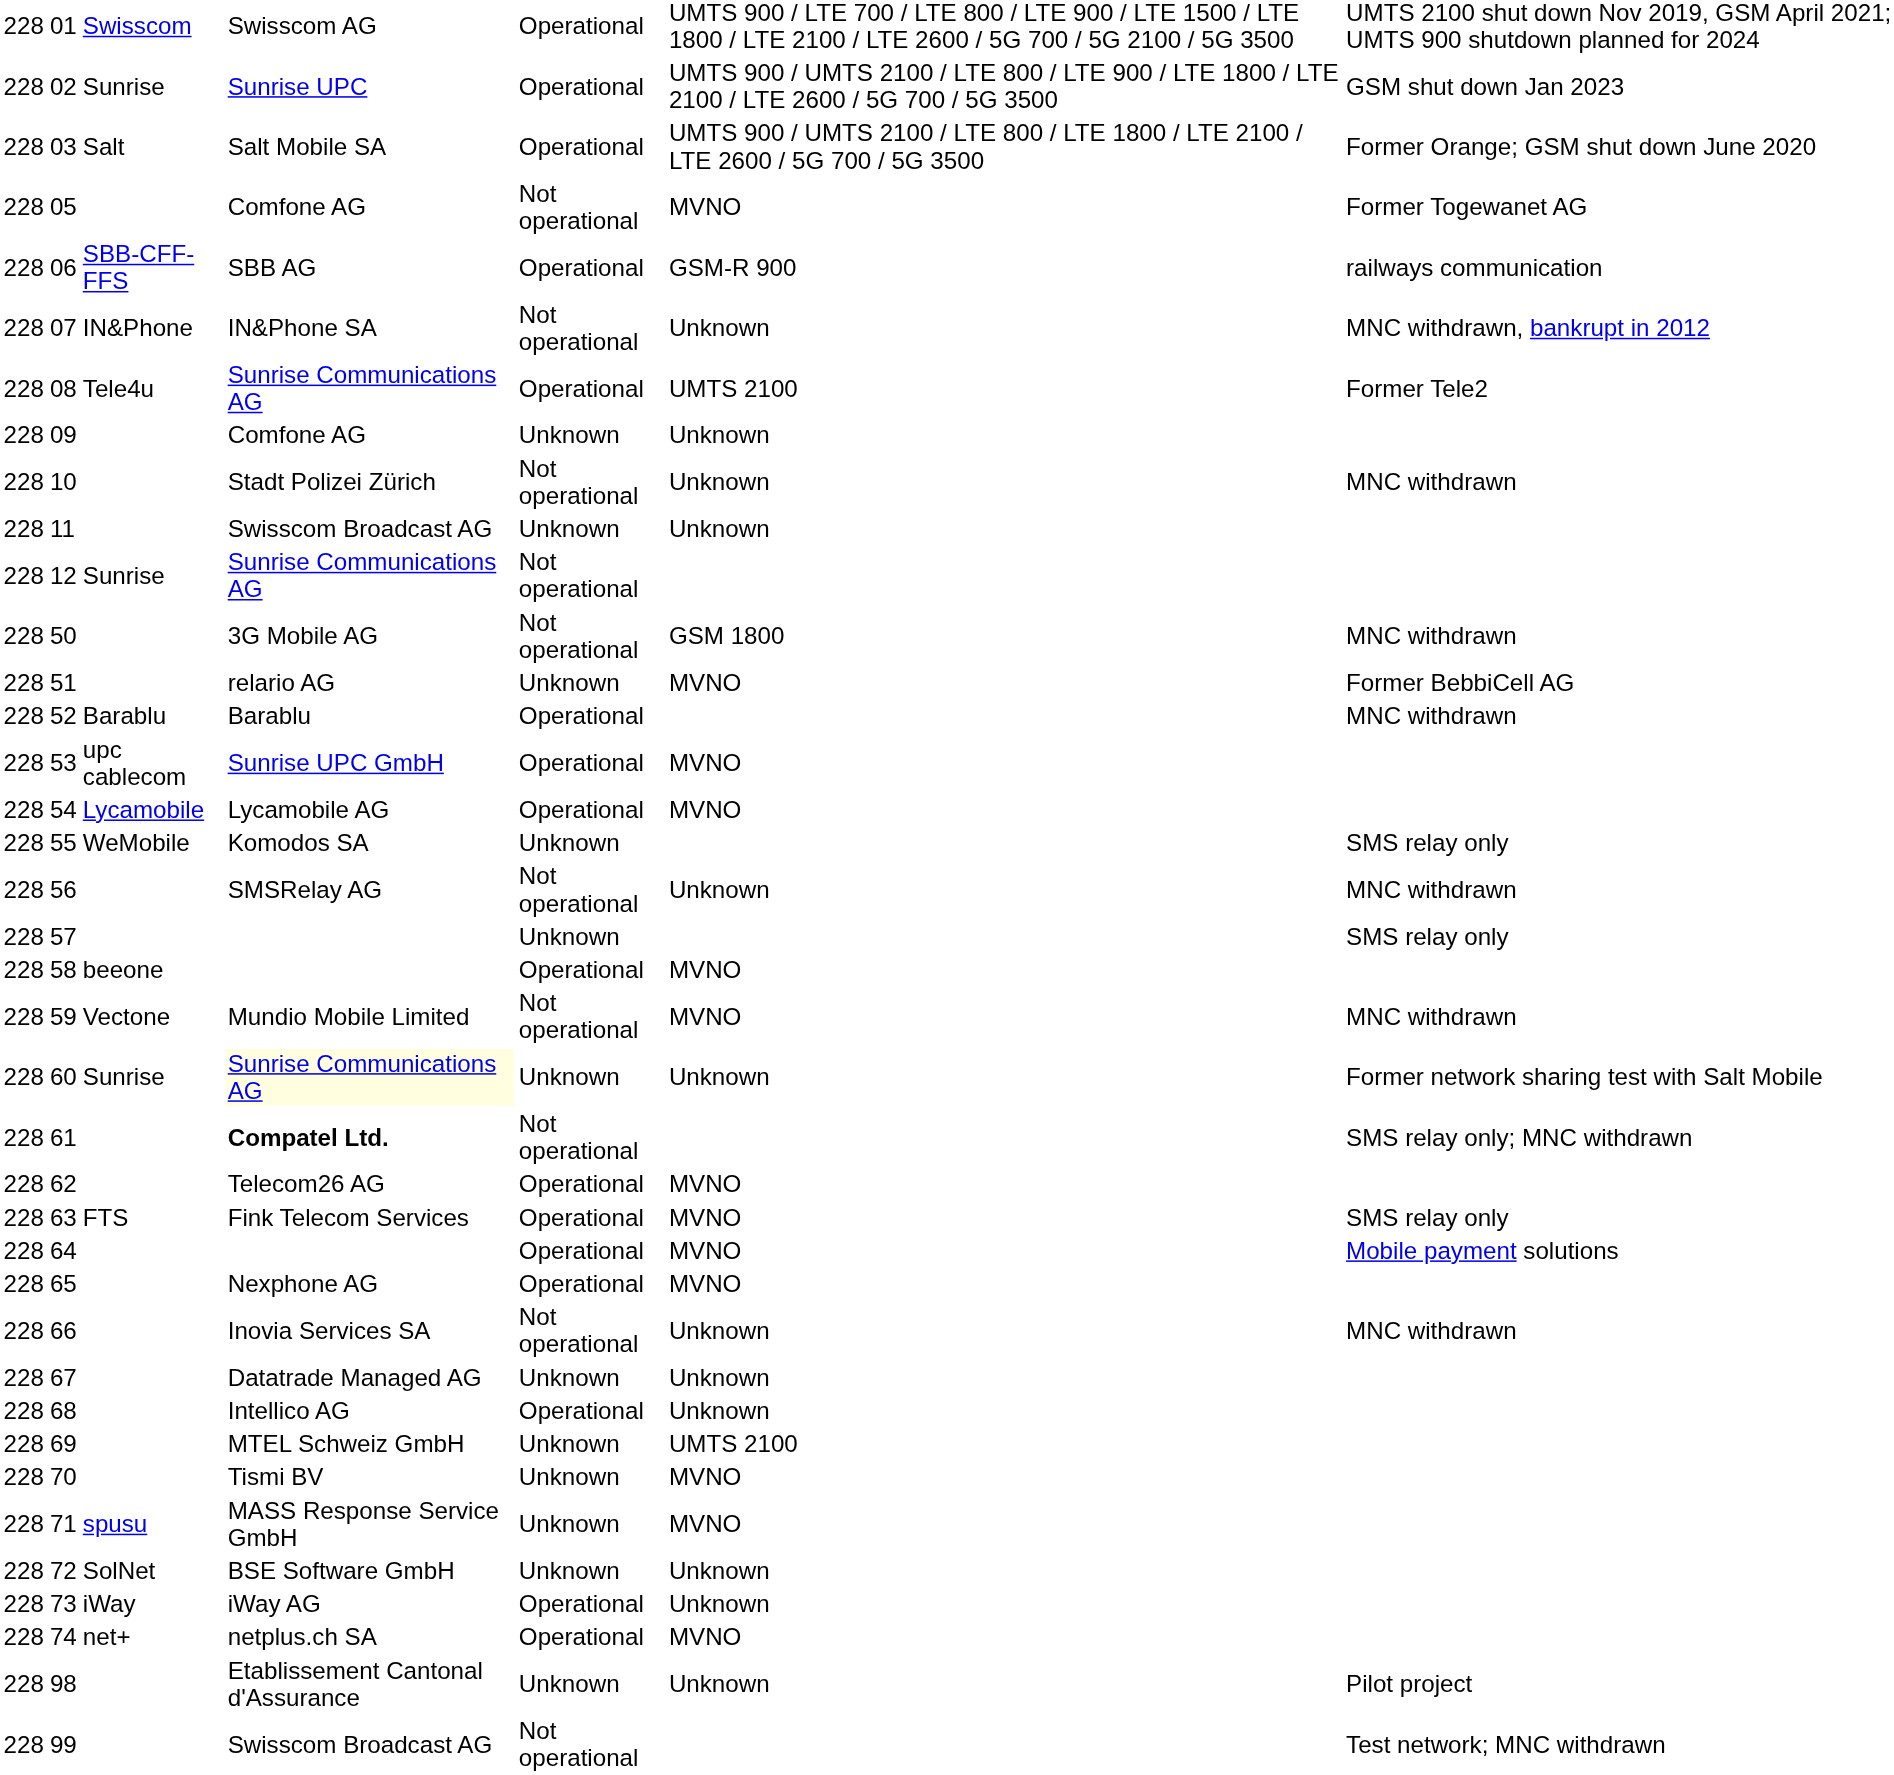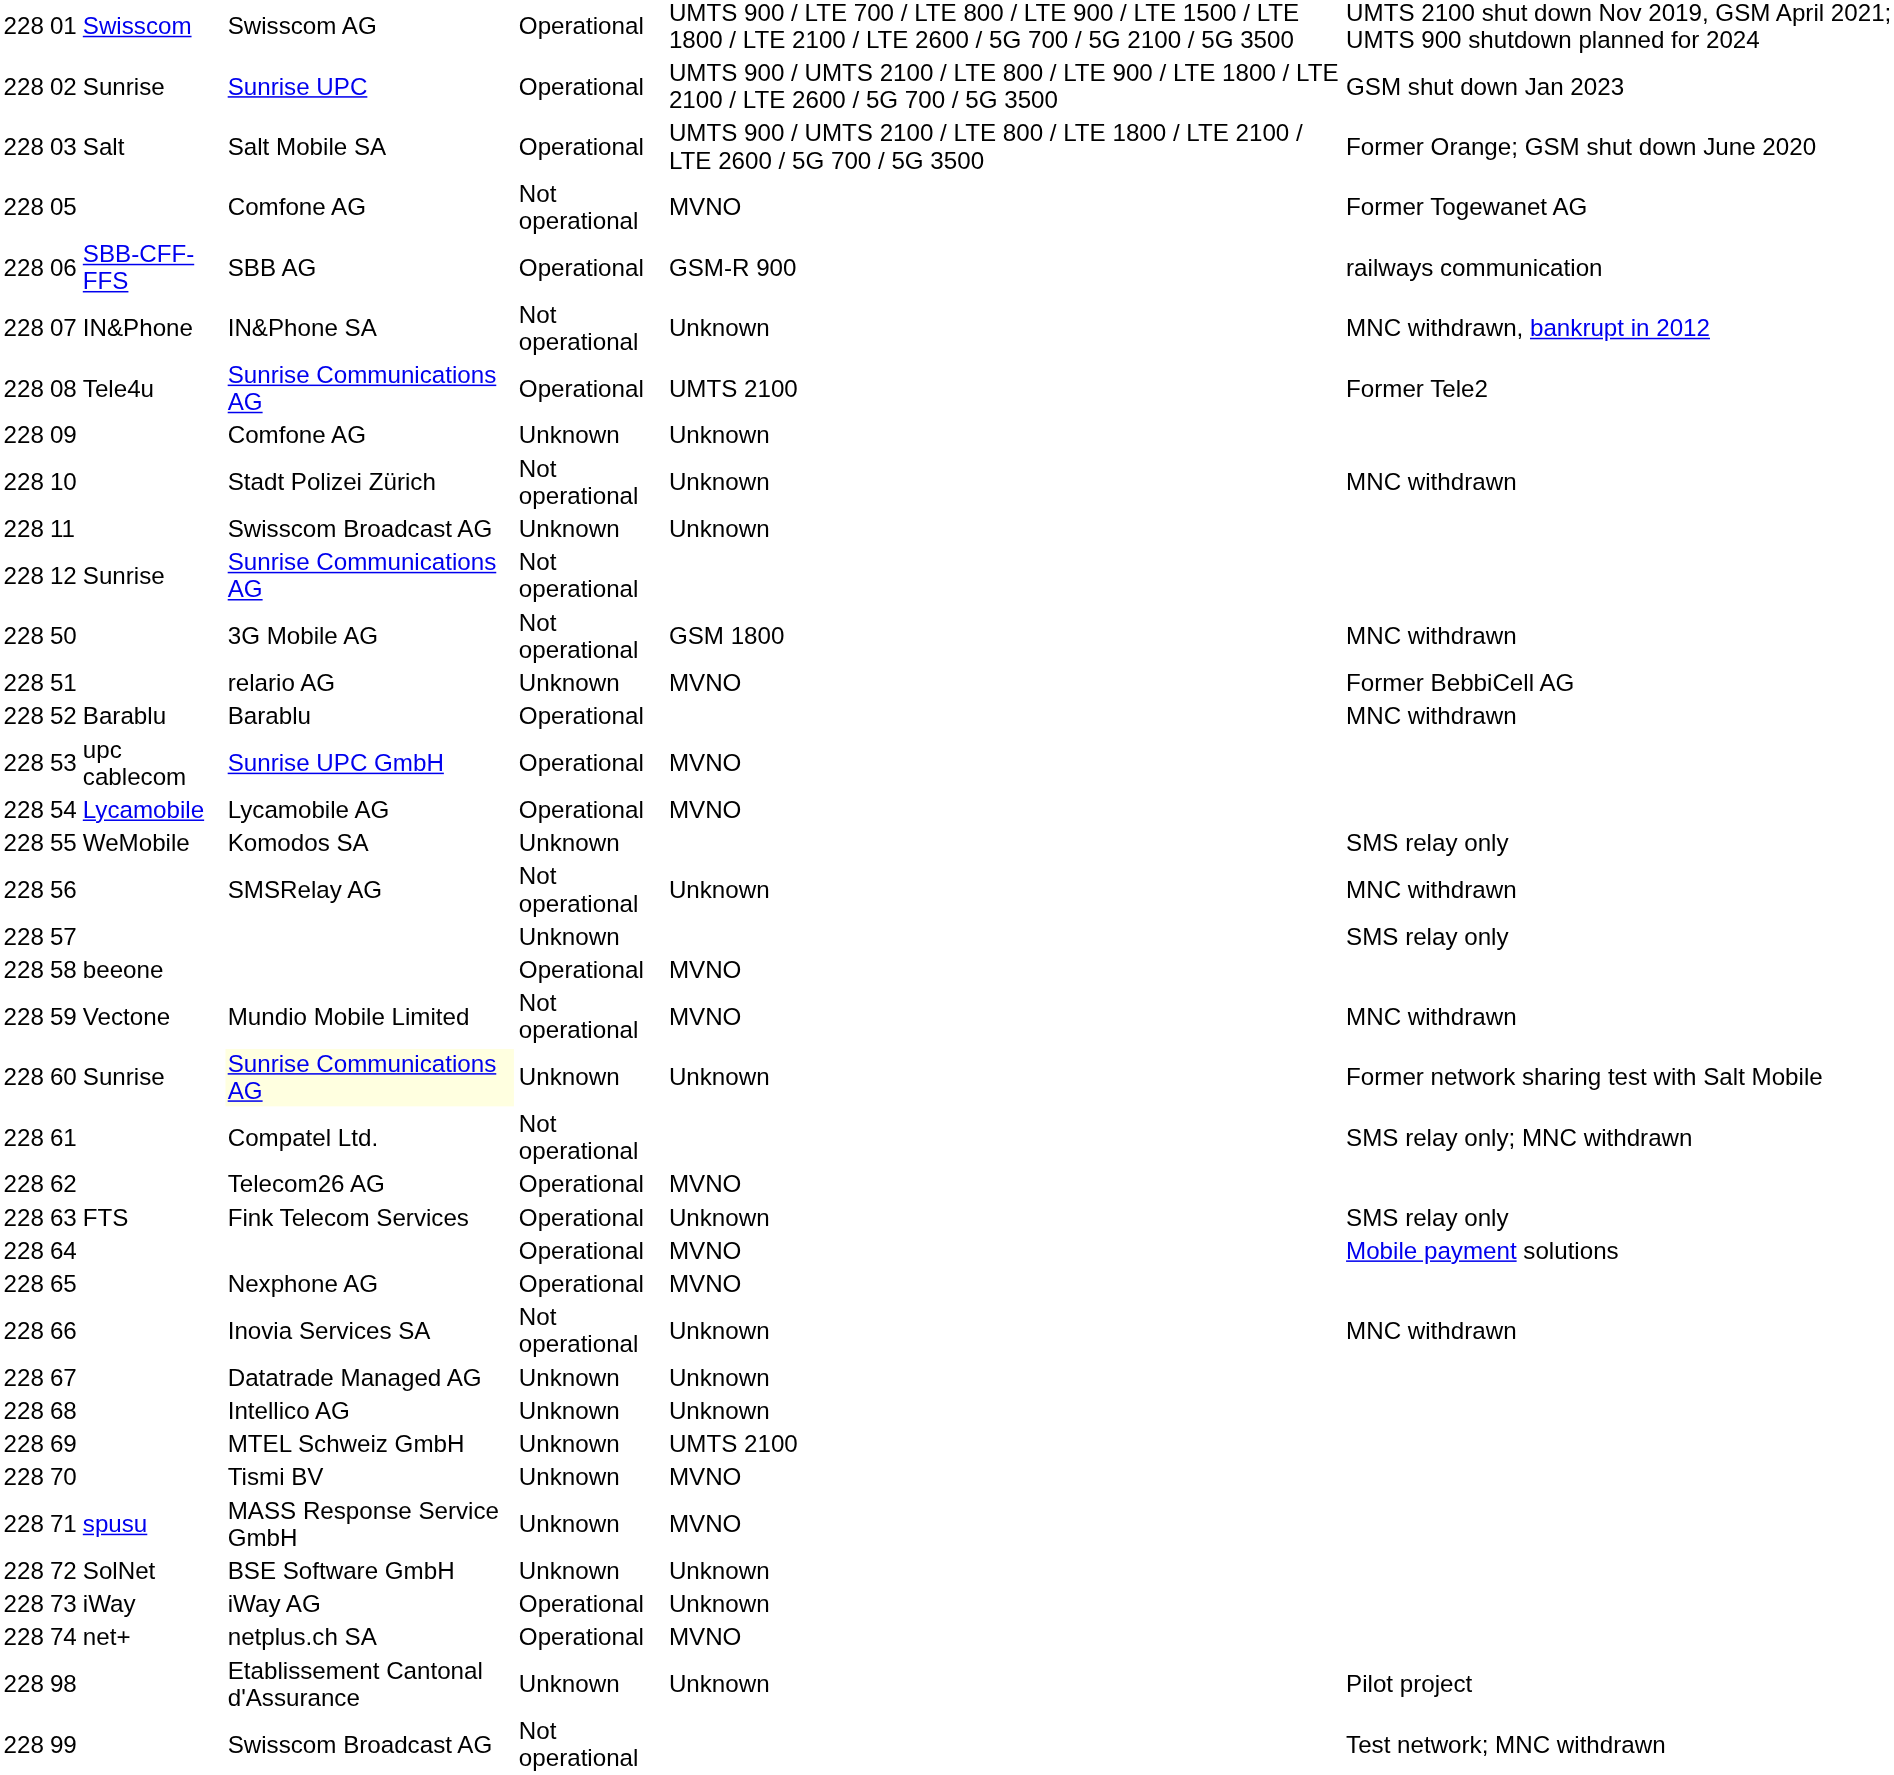(308, 1137) bold -> (303, 1137) normal
(705, 1217) MVNO -> (719, 1217) Unknown
(581, 1411) Operational -> (569, 1411) Unknown
